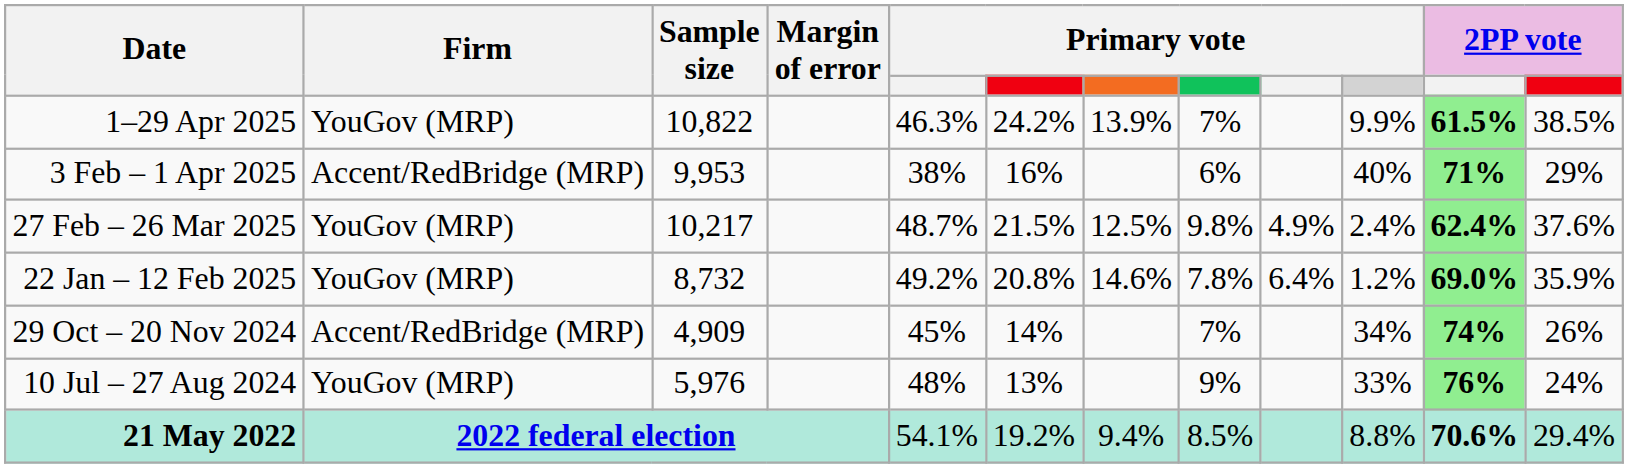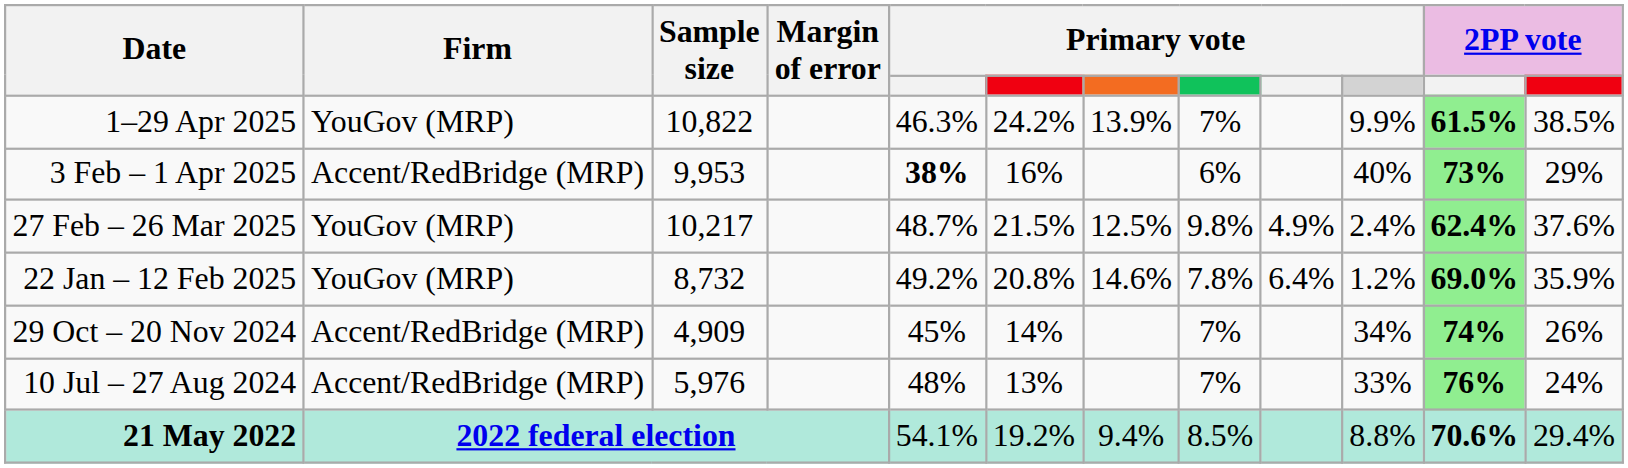(937, 173) normal -> (937, 173) bold
(1474, 173) 71% -> (1474, 173) 73%
(412, 383) YouGov (MRP) -> (478, 383) Accent/RedBridge (MRP)
(1220, 383) 9% -> (1220, 383) 7%
